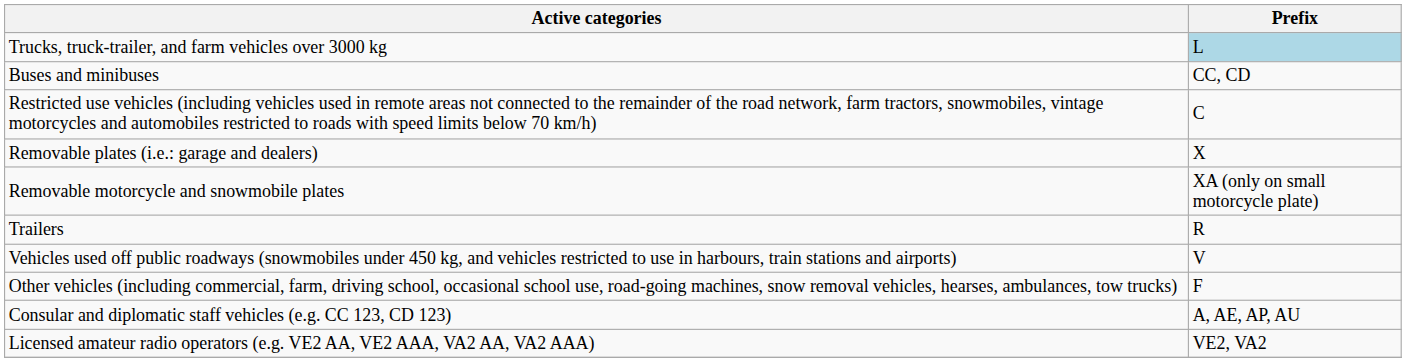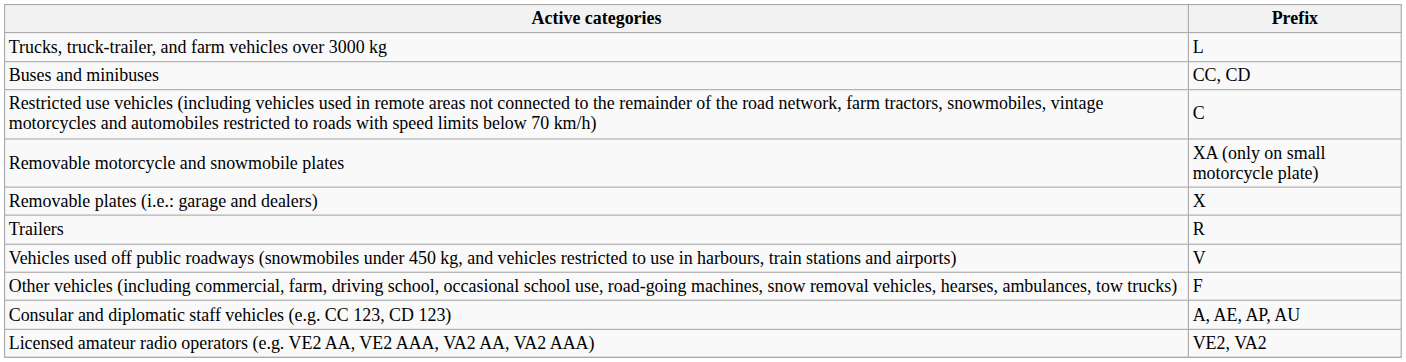(1198, 47) lightblue background -> (1198, 47) no background
rows swapped: (163, 152) <-> (176, 191)
